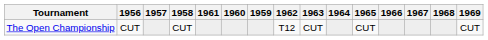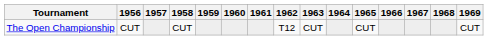columns swapped: (261, 12) <-> (208, 12)
